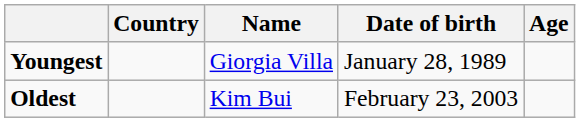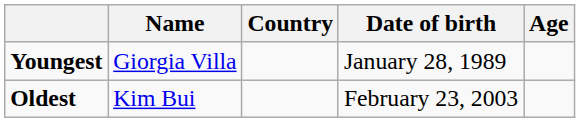columns swapped: (271, 23) <-> (156, 23)
